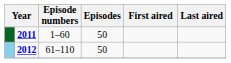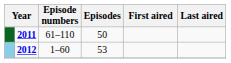(60, 34) 1–60 -> (60, 34) 61–110
(60, 50) 61–110 -> (60, 50) 1–60
(102, 50) 50 -> (102, 50) 53
